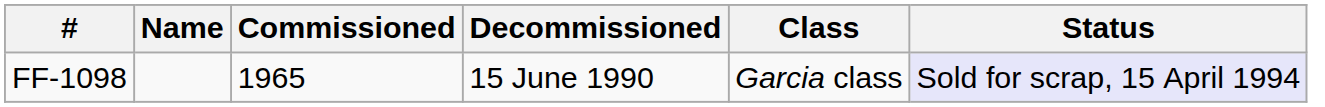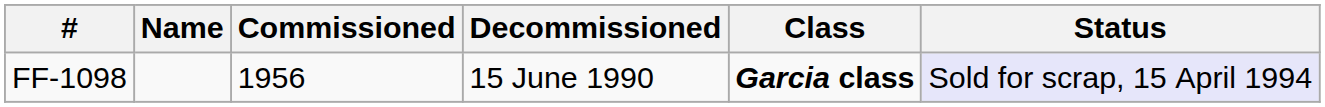(271, 76) 1965 -> (271, 76) 1956
(819, 76) normal -> (825, 76) bold
